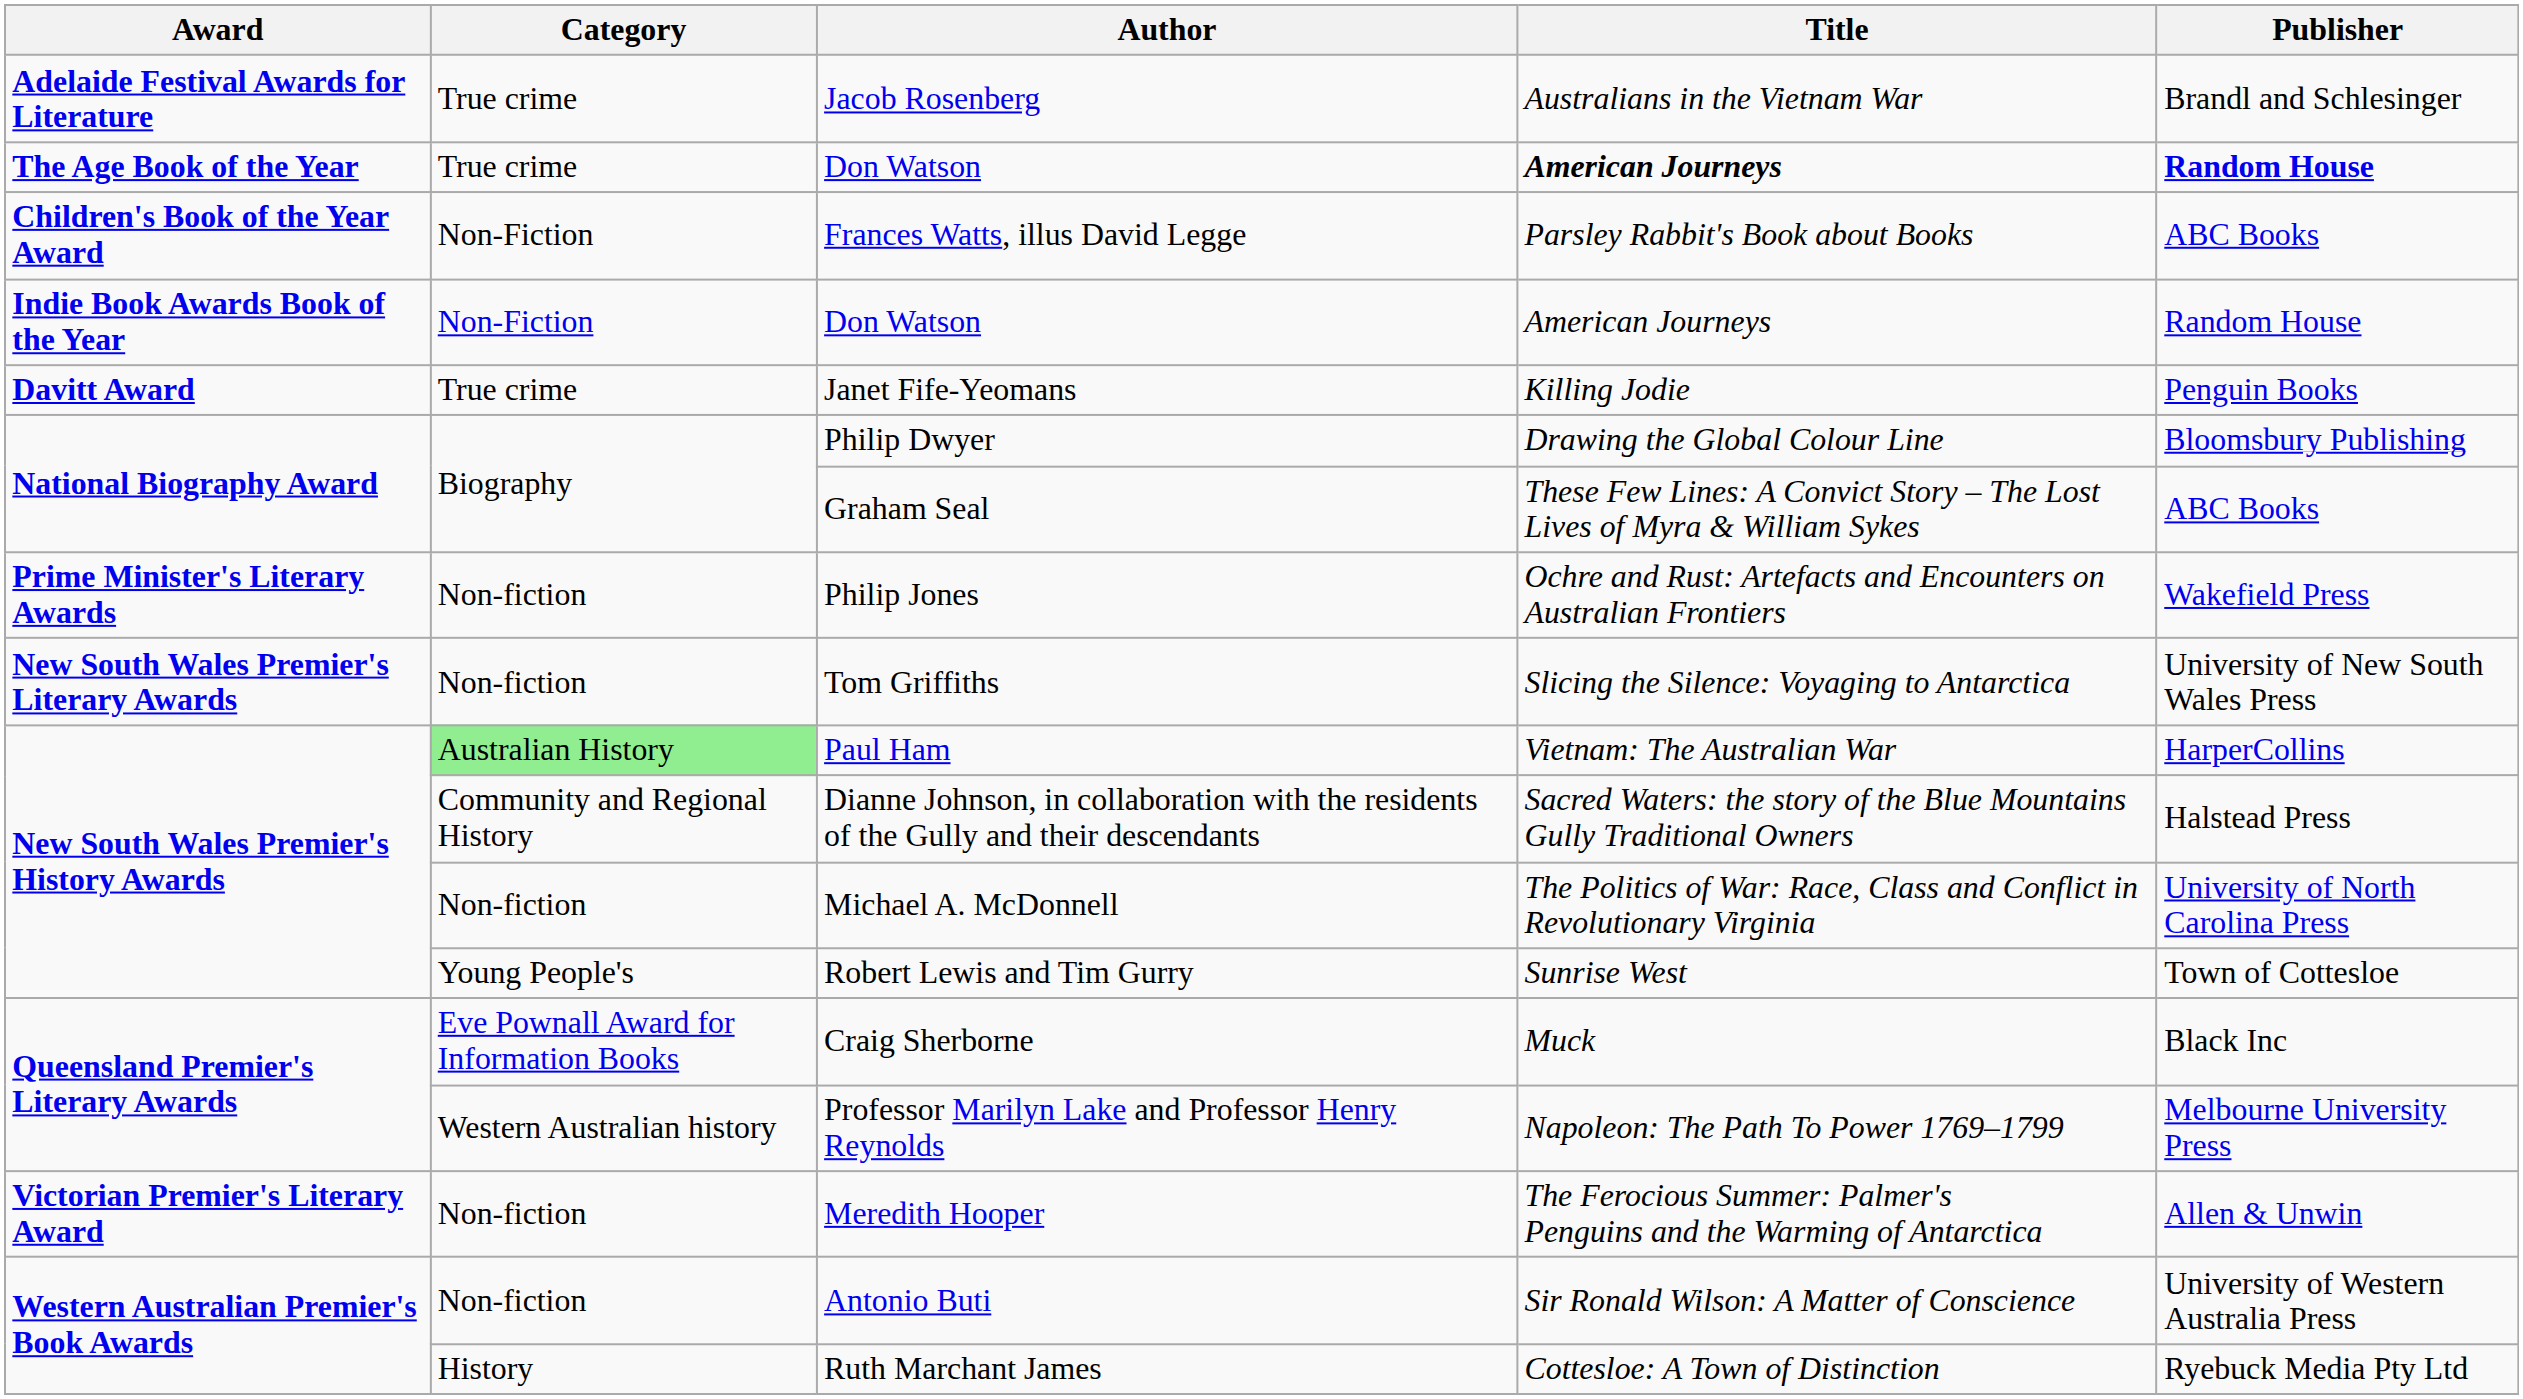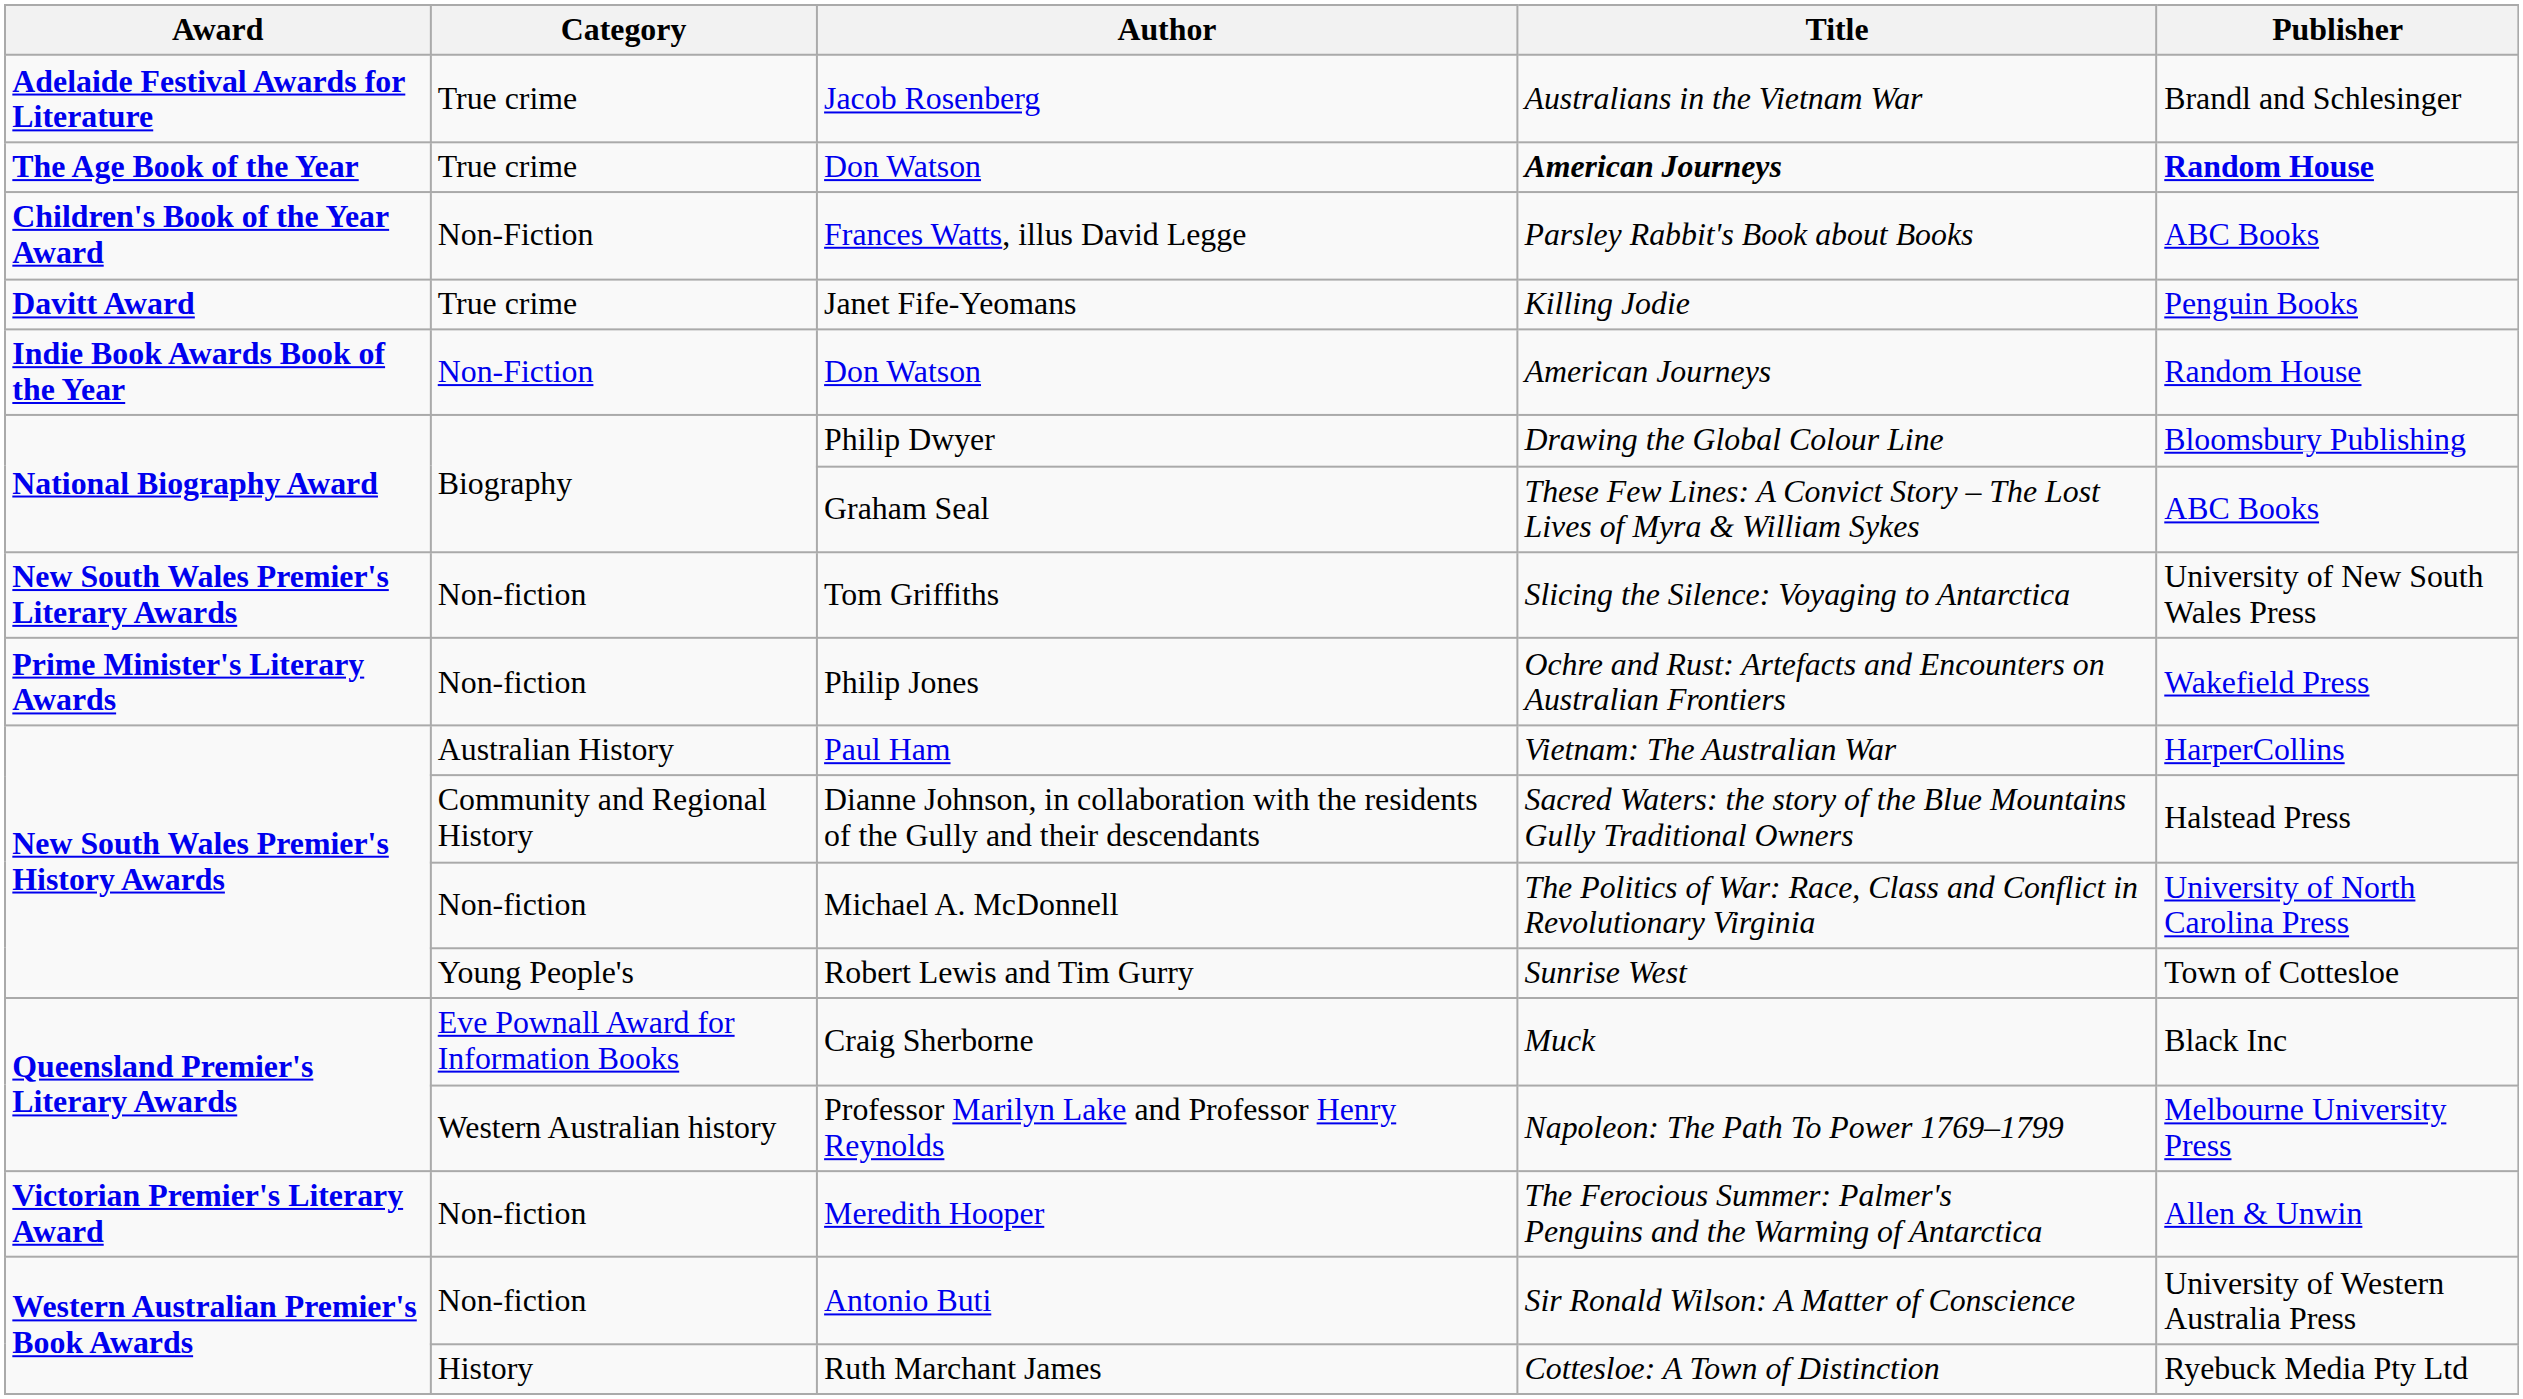rows swapped: (104, 389) <-> (199, 321)
rows swapped: (188, 594) <-> (201, 681)
(556, 749) lightgreen background -> (556, 749) no background
